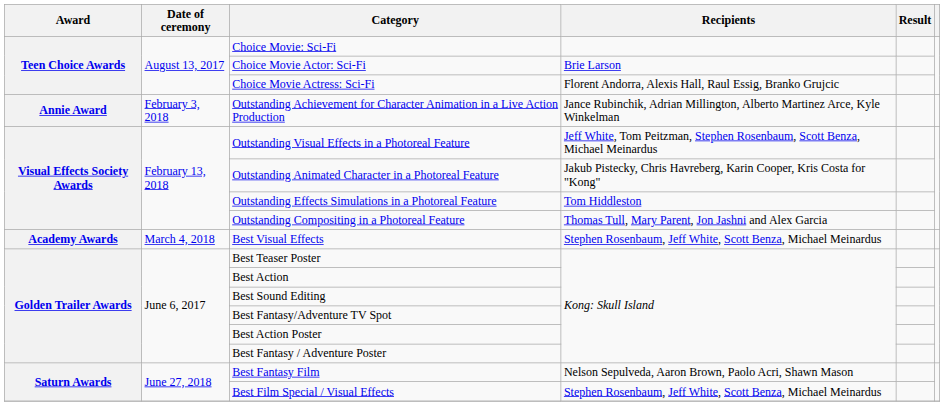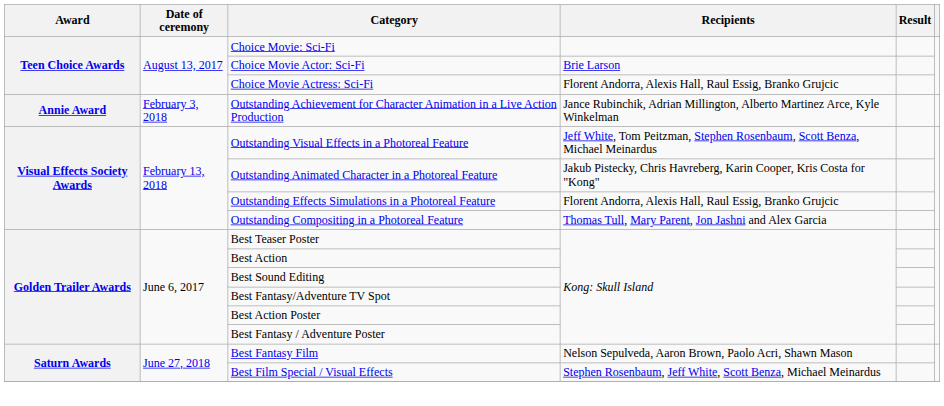(603, 201) Tom Hiddleston -> (701, 201) Florent Andorra, Alexis Hall, Raul Essig, Branko Grujcic
- row: (278, 239)
